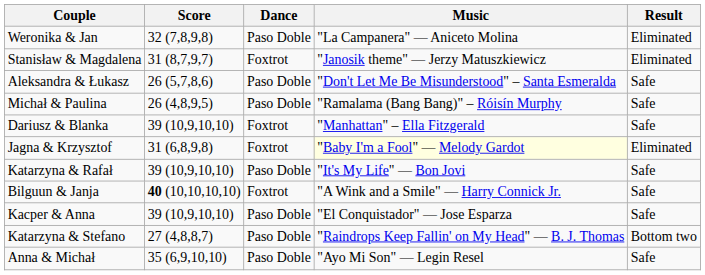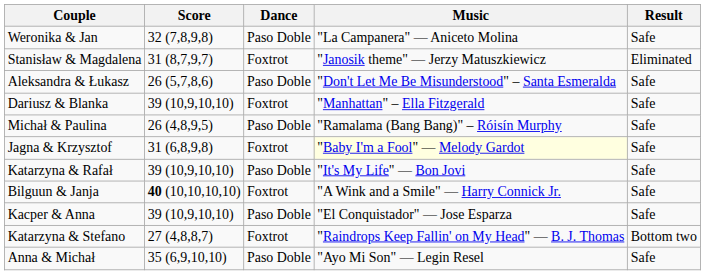(661, 37) Eliminated -> (643, 37) Safe
rows swapped: (58, 125) <-> (57, 103)
(661, 147) Eliminated -> (643, 147) Safe
(279, 236) Paso Doble -> (268, 236) Foxtrot
